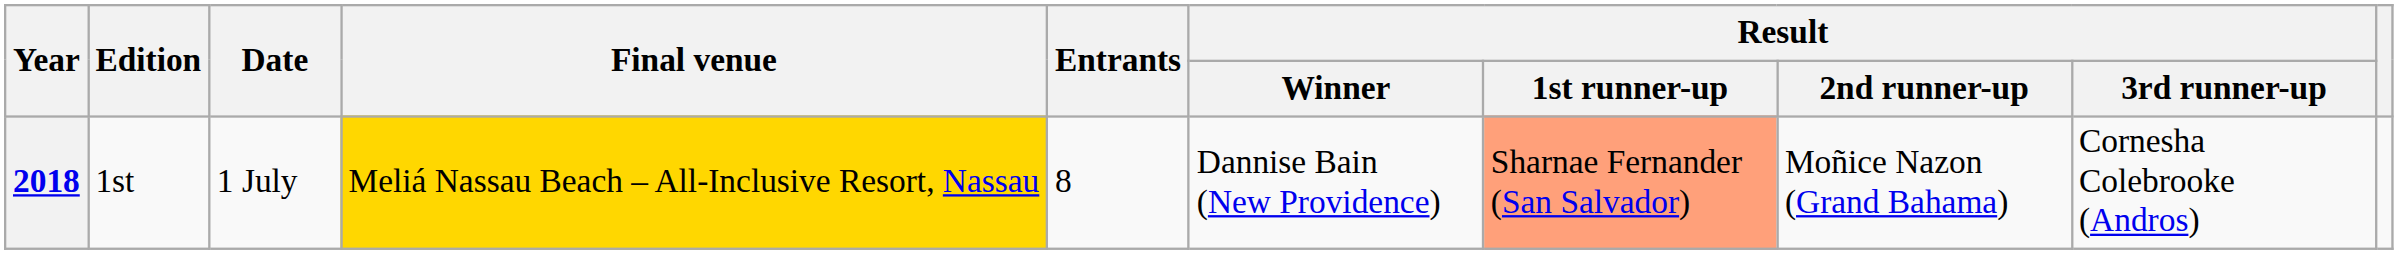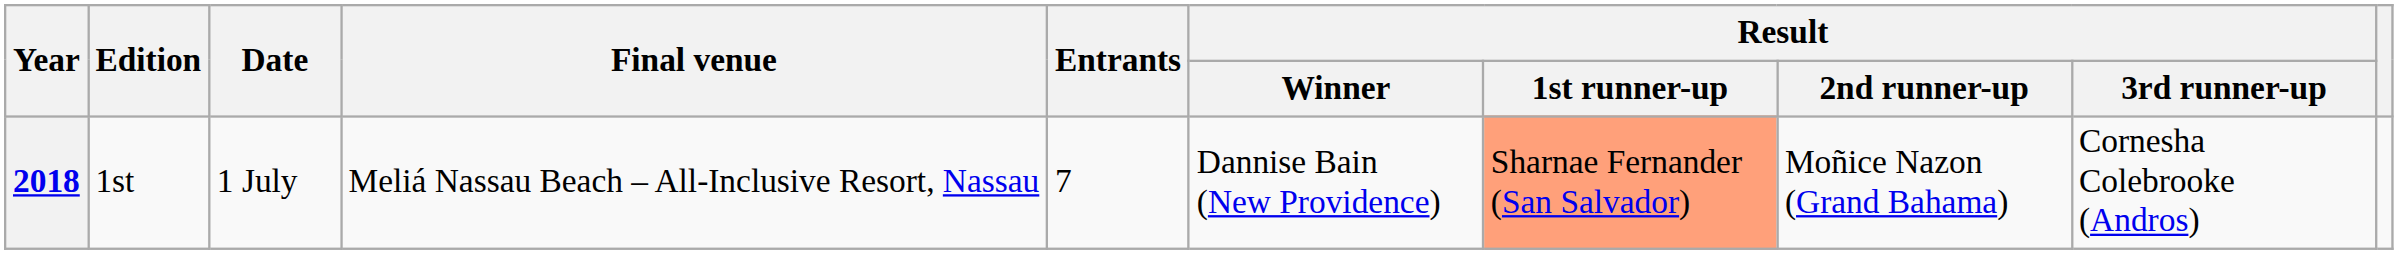(694, 182) gold background -> (694, 182) no background
(1063, 182) 8 -> (1063, 182) 7
